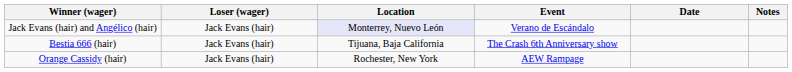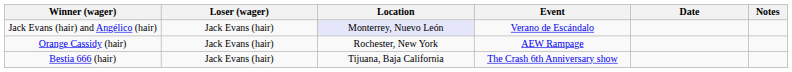rows swapped: (83, 43) <-> (83, 59)
